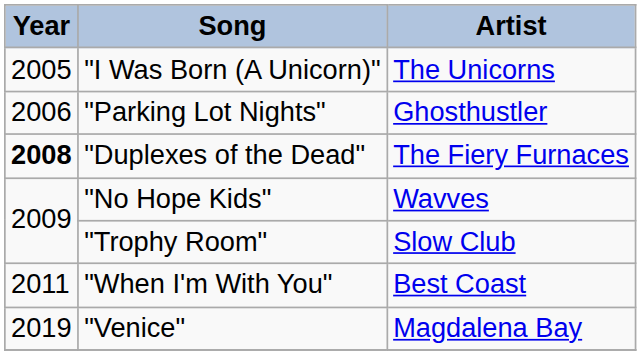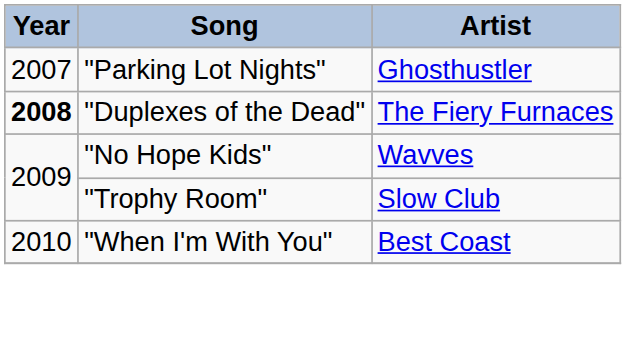- row: (232, 69)
(41, 112) 2006 -> (41, 69) 2007
(40, 284) 2011 -> (41, 241) 2010
- row: (135, 328)
